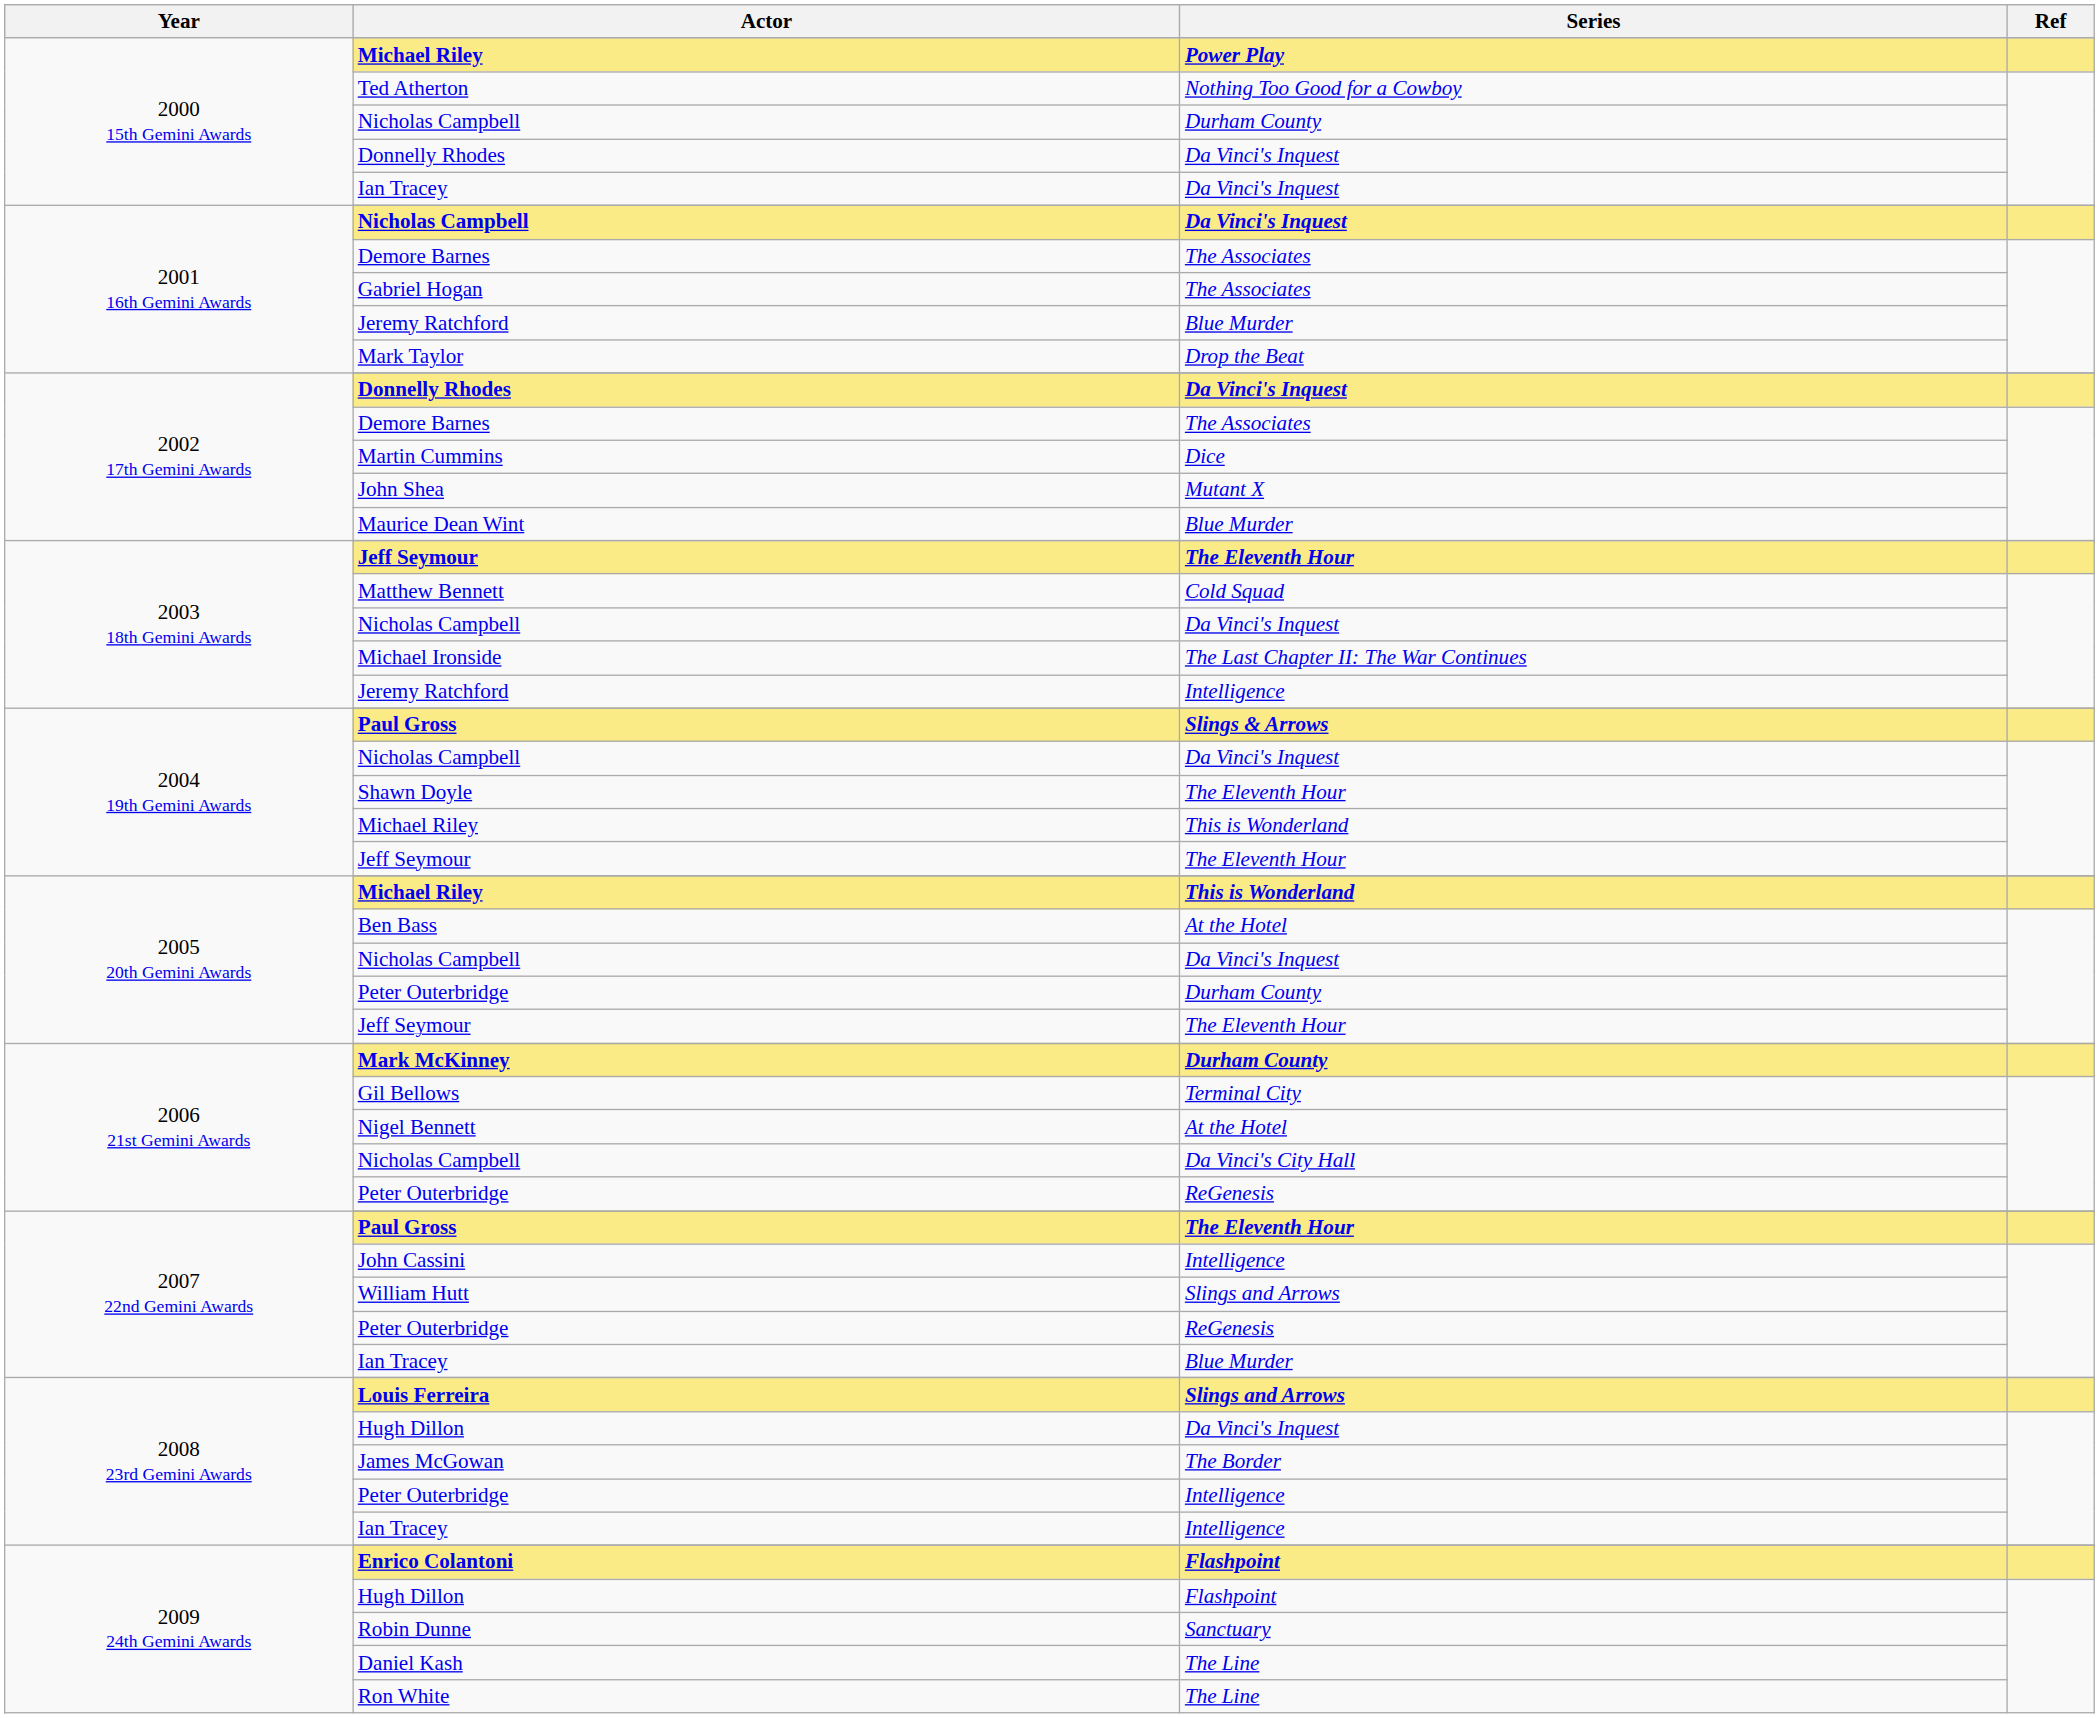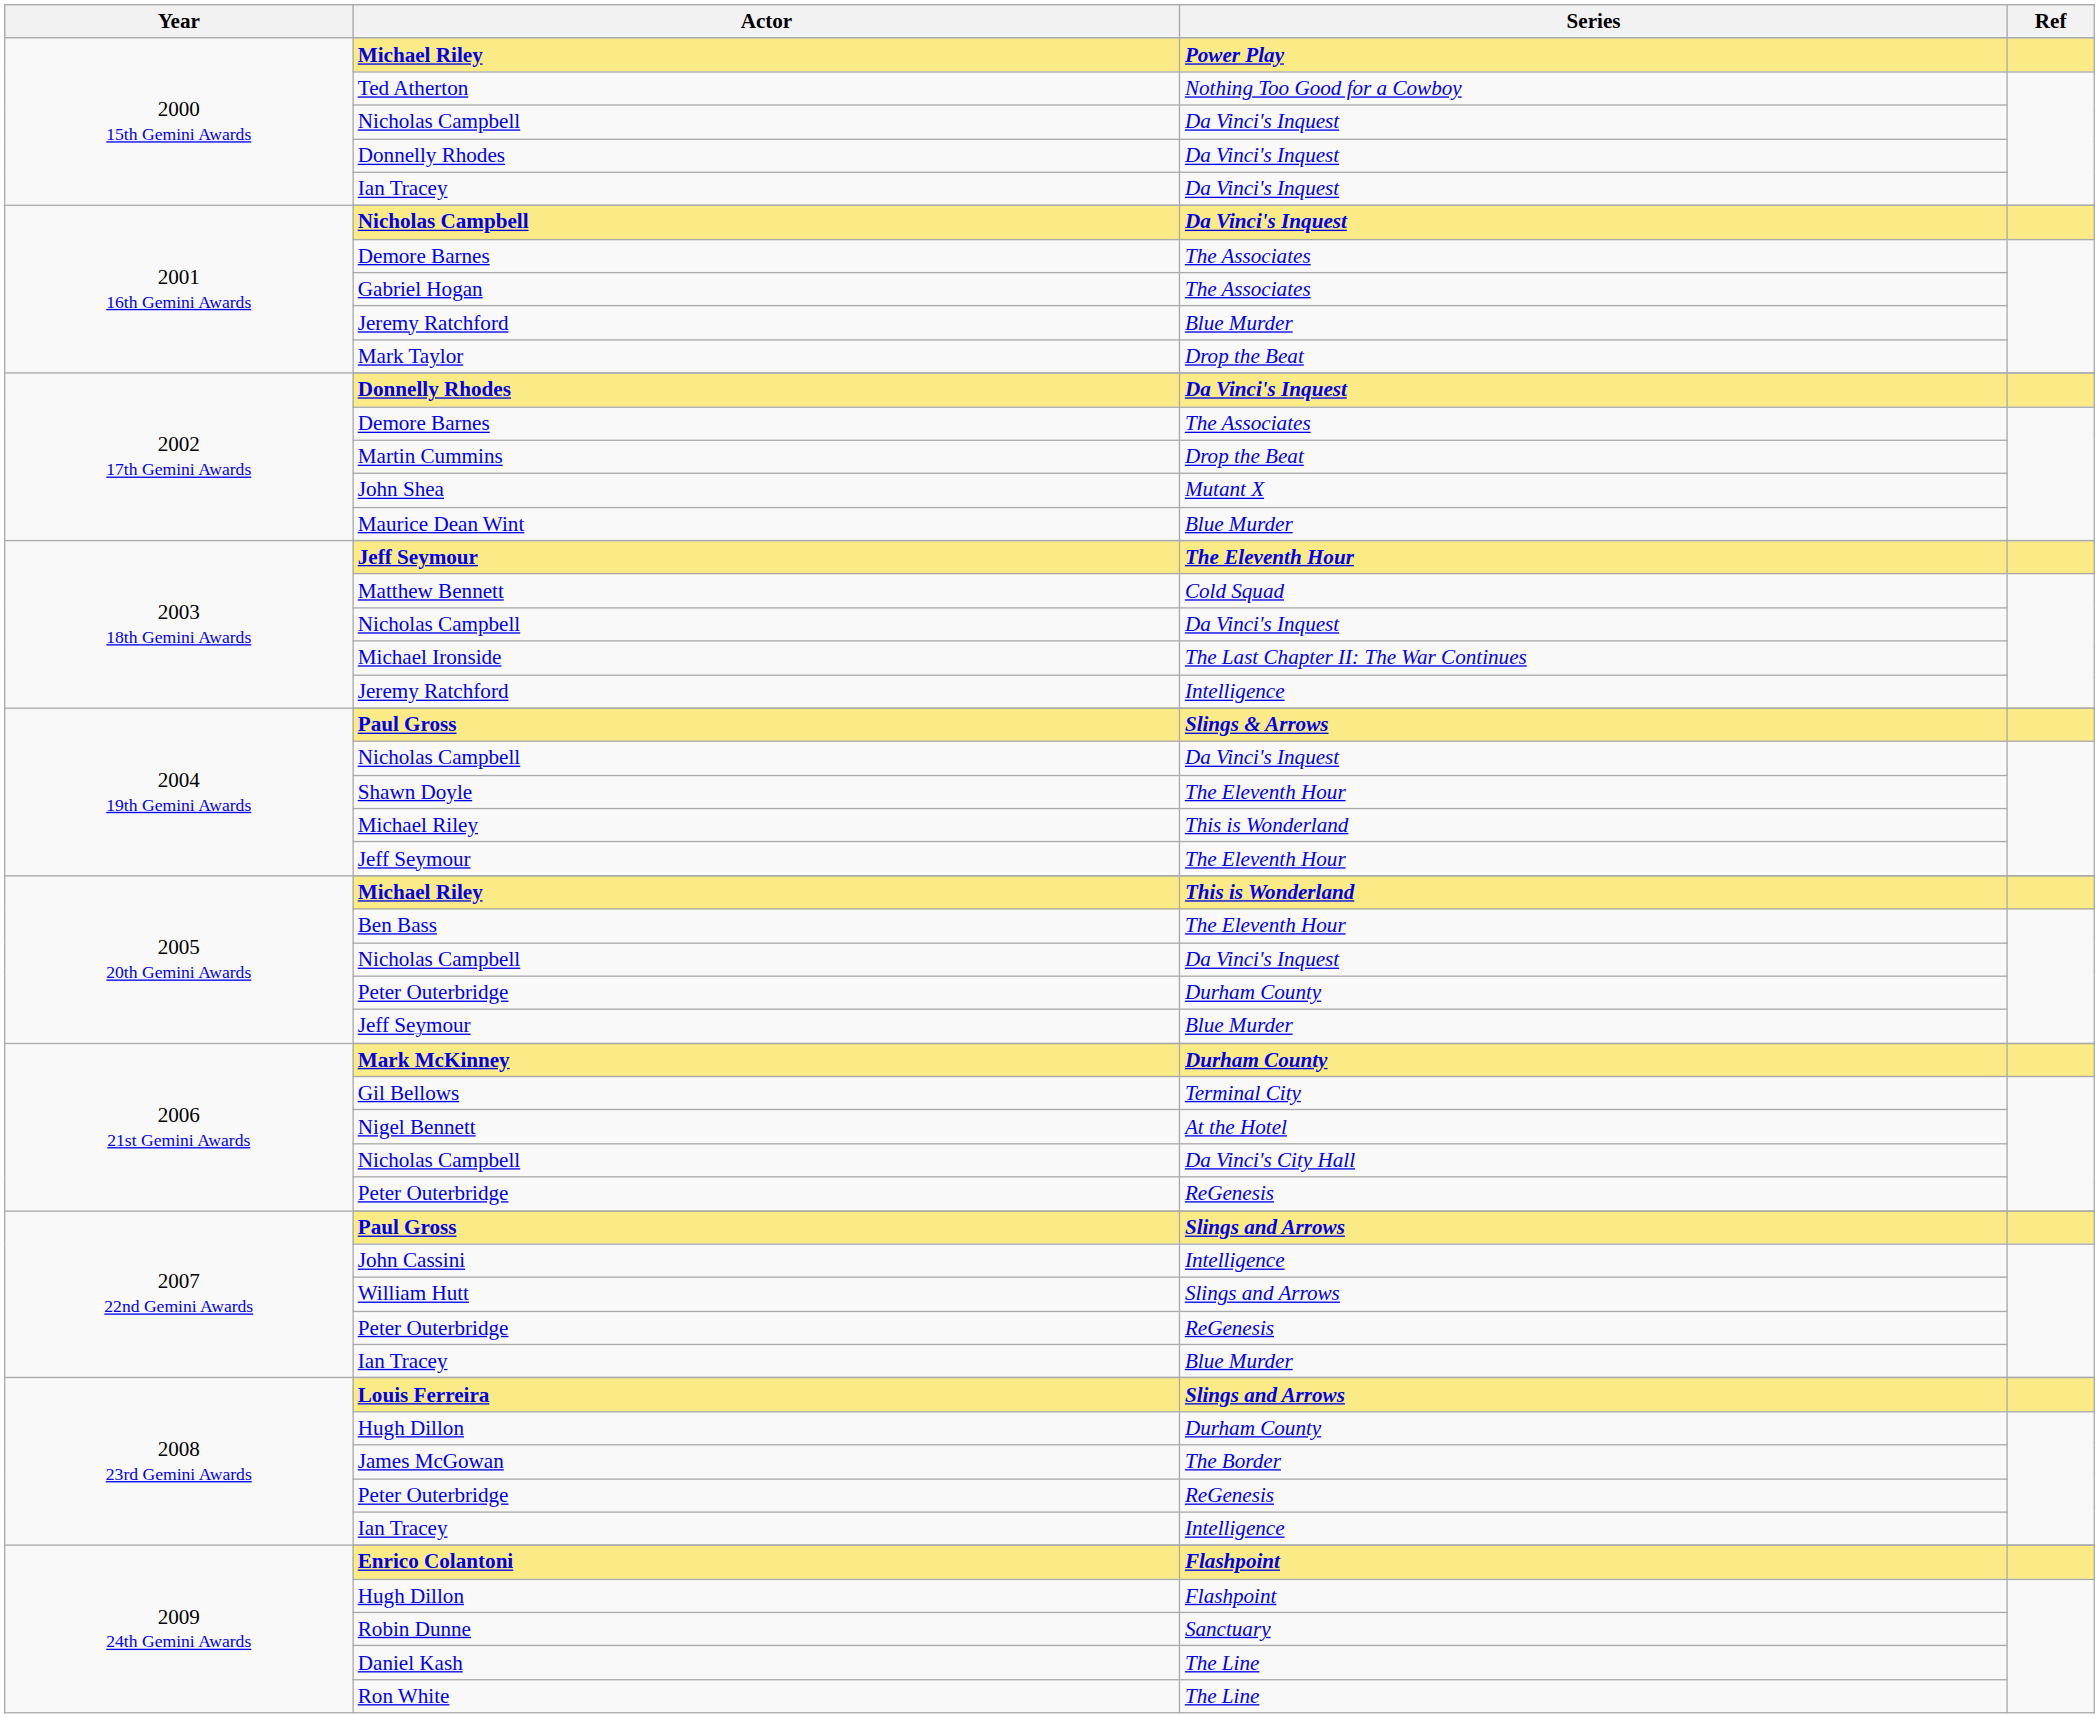(1253, 121) Durham County -> (1262, 121) Da Vinci's Inquest
(1205, 456) Dice -> (1244, 456) Drop the Beat
(1236, 925) At the Hotel -> (1265, 925) The Eleventh Hour
(1265, 1026) The Eleventh Hour -> (1239, 1026) Blue Murder
(1269, 1227) The Eleventh Hour -> (1265, 1227) Slings and Arrows
(1262, 1428) Da Vinci's Inquest -> (1253, 1428) Durham County
(1235, 1495) Intelligence -> (1229, 1495) ReGenesis
